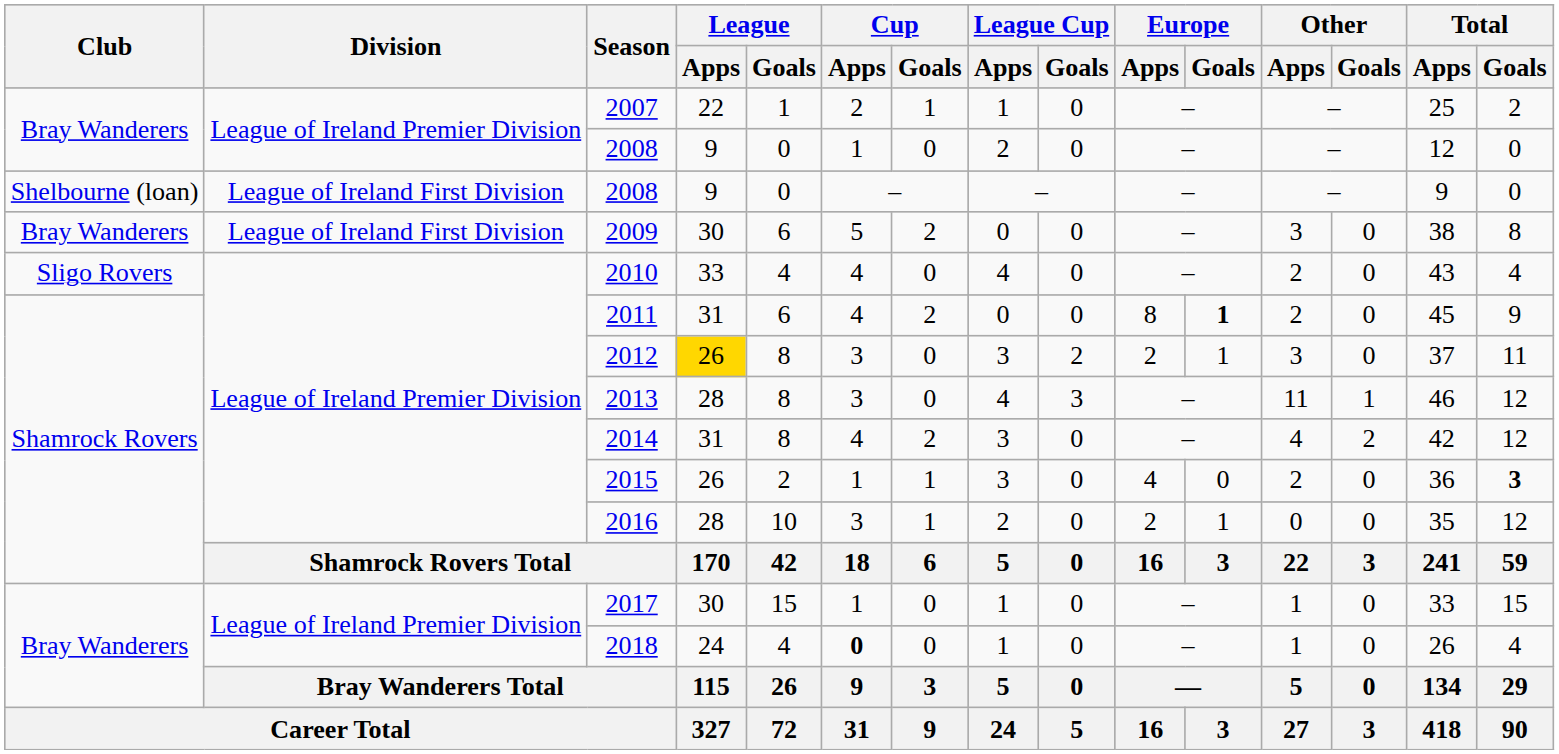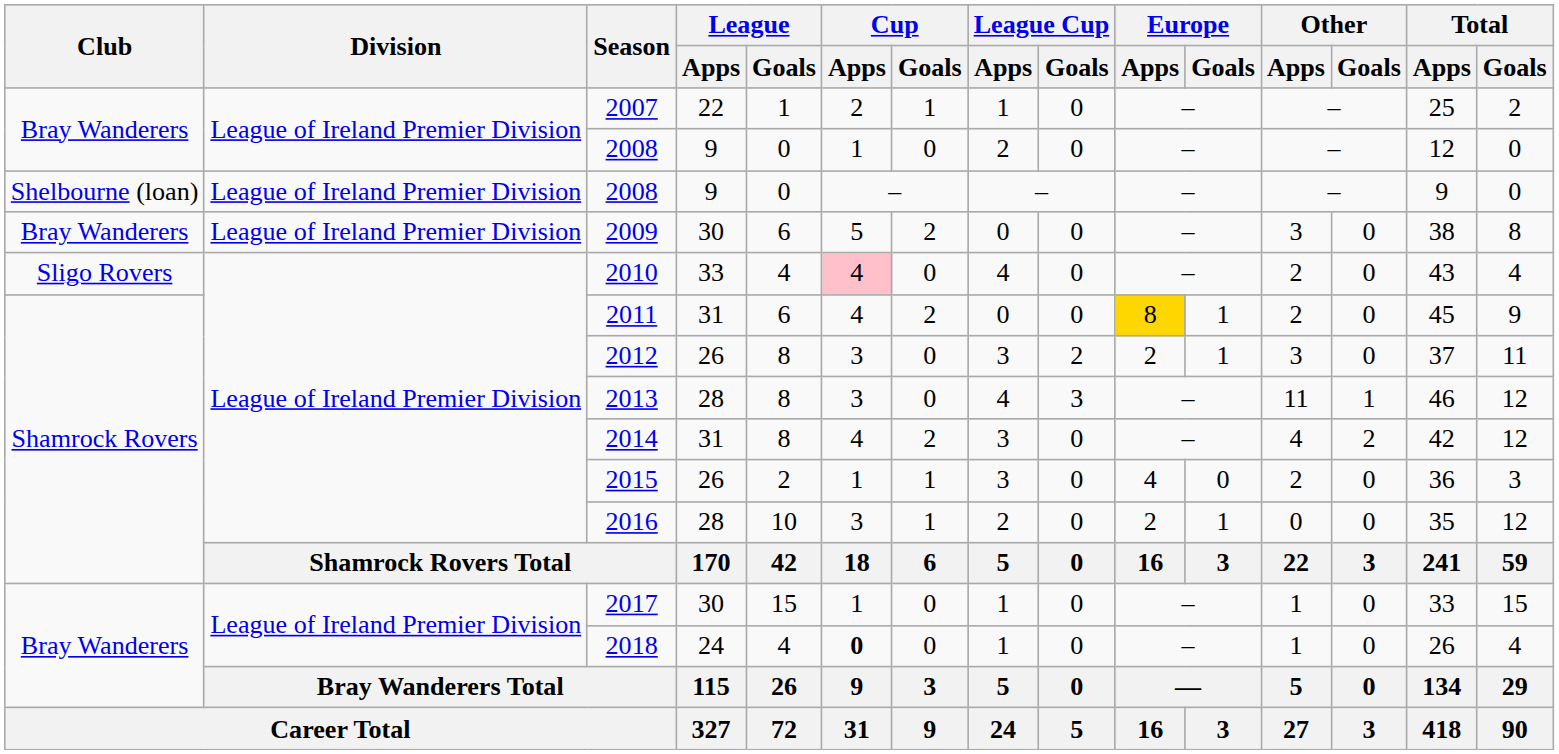(396, 190) League of Ireland First Division -> (396, 190) League of Ireland Premier Division
(396, 231) League of Ireland First Division -> (396, 231) League of Ireland Premier Division
(857, 273) no background -> (857, 273) pink background
(1150, 314) no background -> (1150, 314) gold background
(1223, 314) bold -> (1223, 314) normal
(711, 356) gold background -> (711, 356) no background
(1515, 480) bold -> (1515, 480) normal
